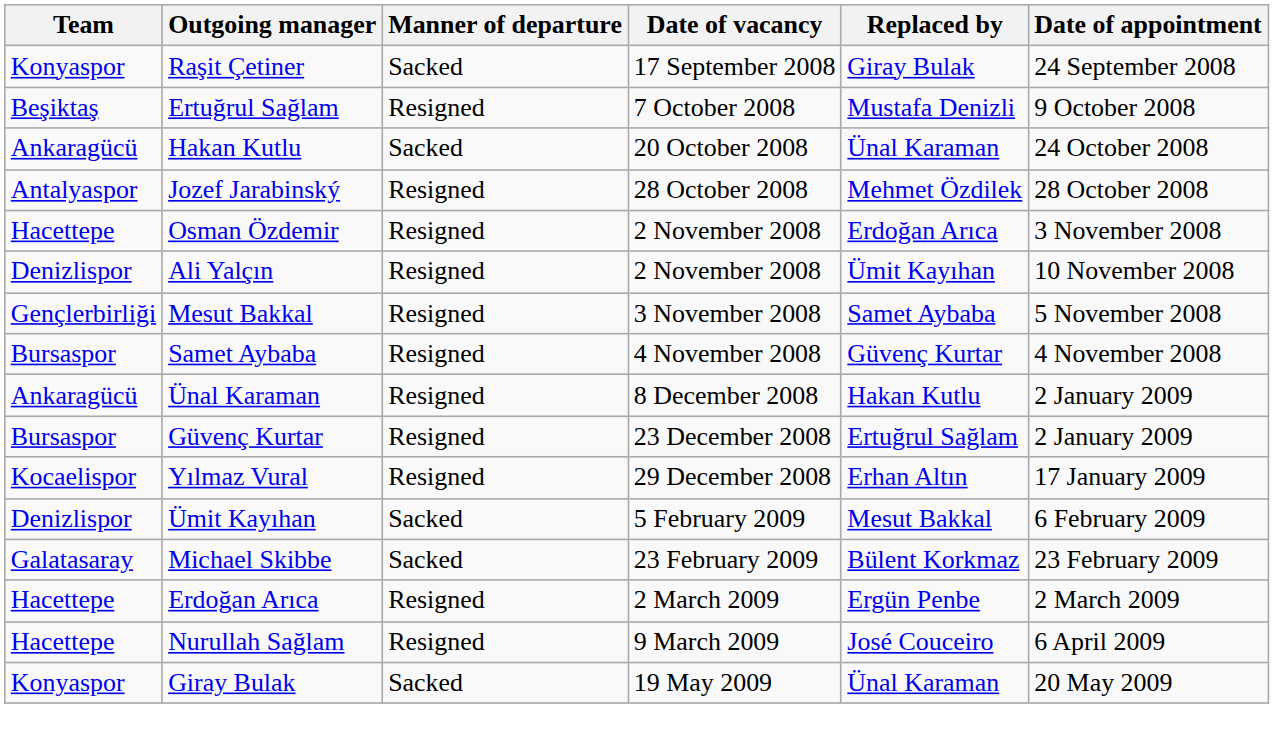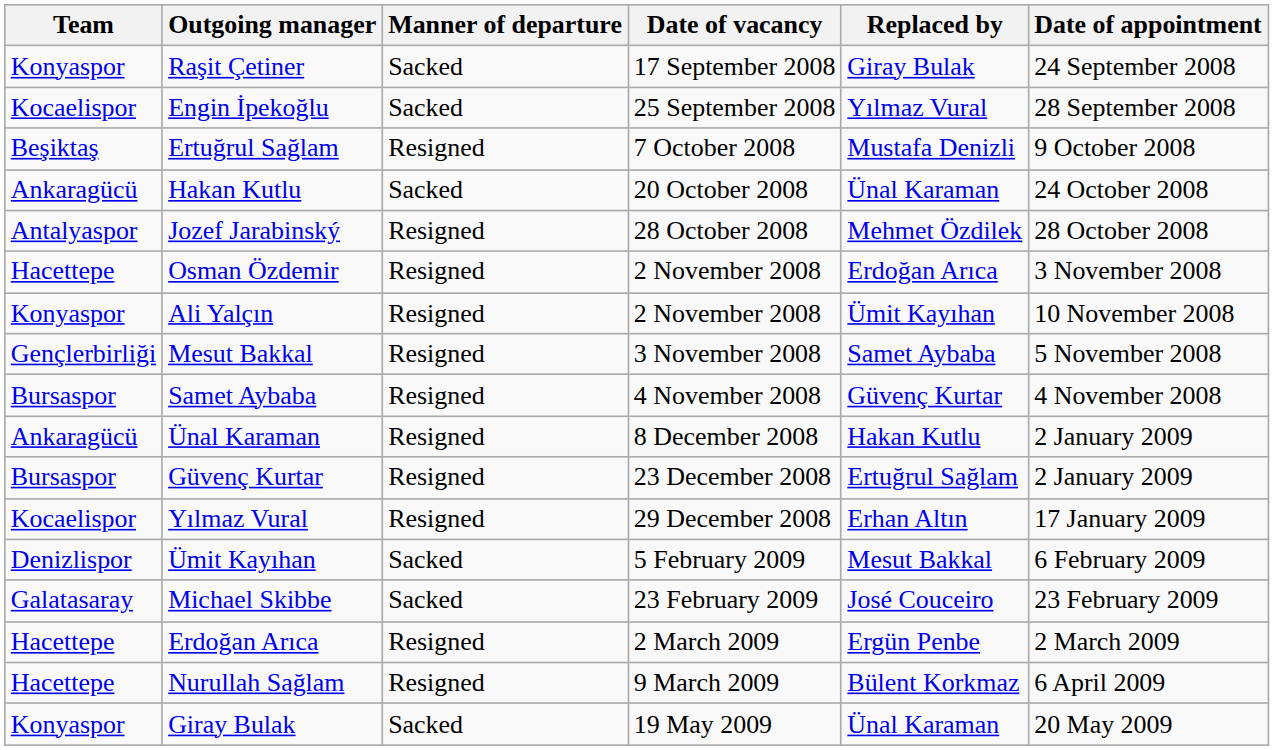+ row: (248, 107)
(71, 271) Denizlispor -> (68, 312) Konyaspor
(933, 559) Bülent Korkmaz -> (920, 600) José Couceiro
(920, 641) José Couceiro -> (933, 682) Bülent Korkmaz
